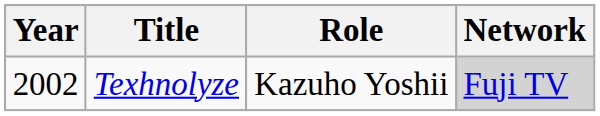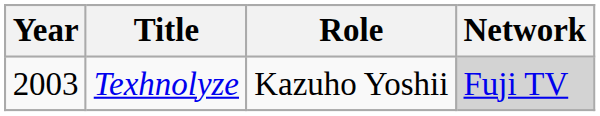(46, 82) 2002 -> (46, 82) 2003
